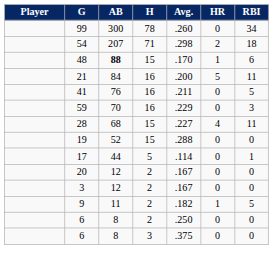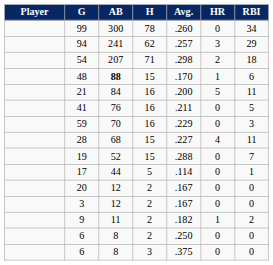+ row: (82, 44)
(252, 140) 0 -> (252, 156) 7
(252, 204) 5 -> (252, 220) 2
